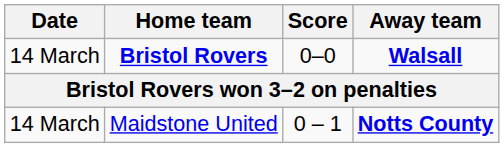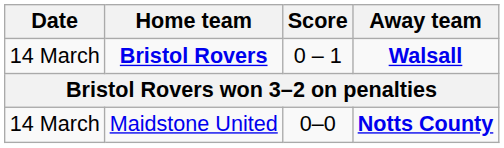(318, 55) 0–0 -> (318, 55) 0 – 1
(318, 124) 0 – 1 -> (318, 124) 0–0
